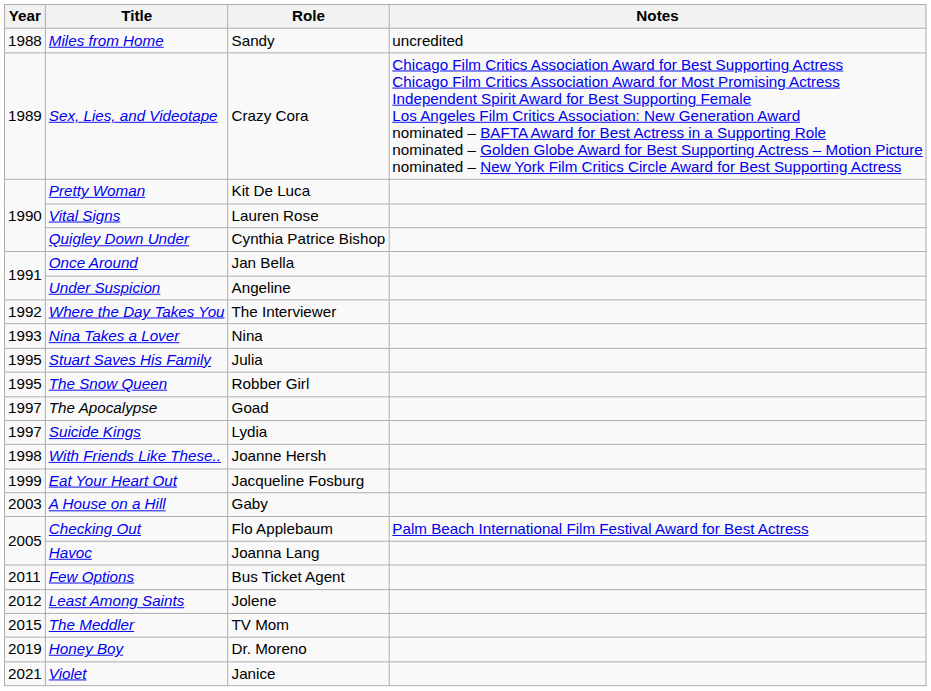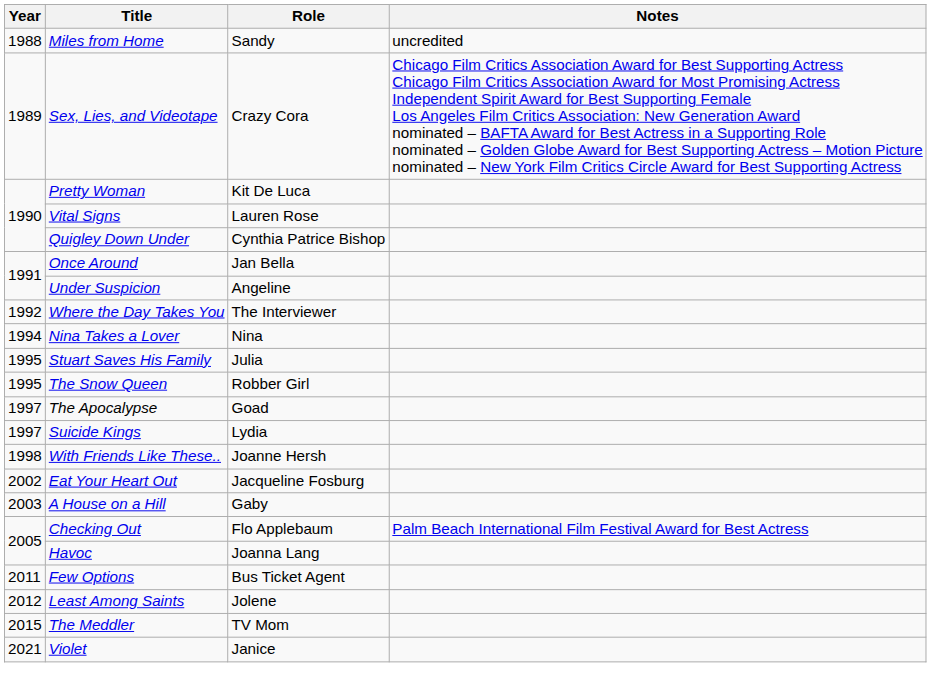(25, 336) 1993 -> (25, 336) 1994
(25, 480) 1999 -> (25, 480) 2002
- row: (86, 649)
